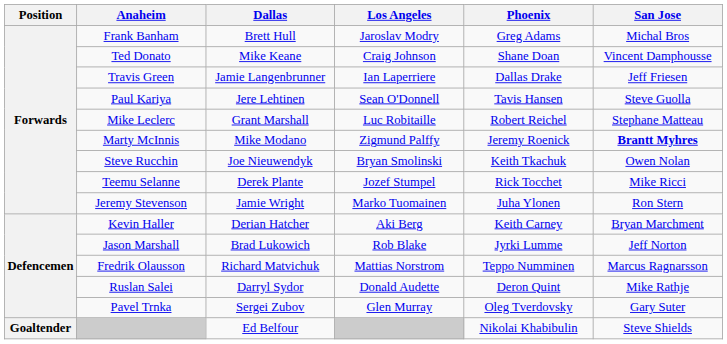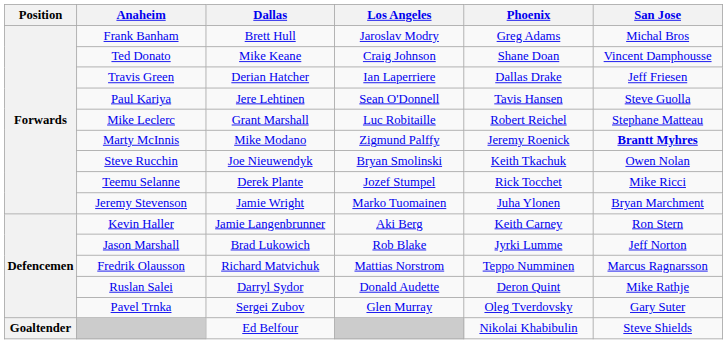(270, 78) Jamie Langenbrunner -> (270, 78) Derian Hatcher
(658, 203) Ron Stern -> (658, 203) Bryan Marchment
(270, 224) Derian Hatcher -> (270, 224) Jamie Langenbrunner
(658, 224) Bryan Marchment -> (658, 224) Ron Stern
